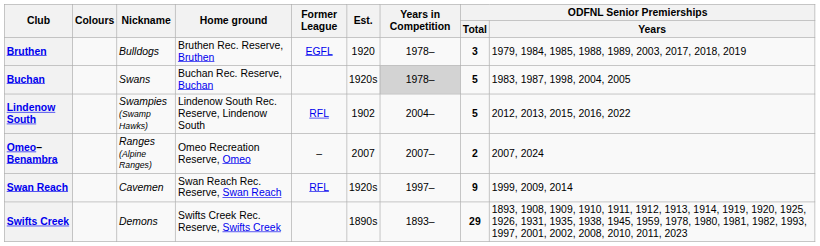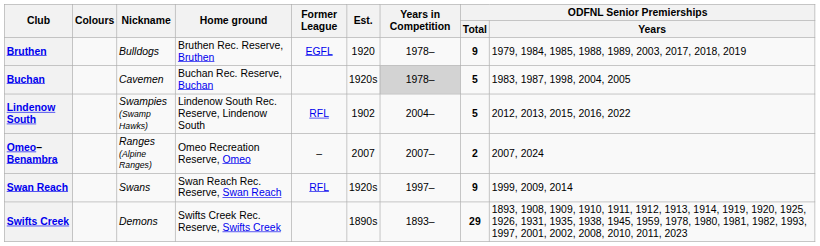(475, 51) 3 -> (475, 51) 9
(135, 79) Swans -> (141, 79) Cavemen
(141, 187) Cavemen -> (135, 187) Swans
